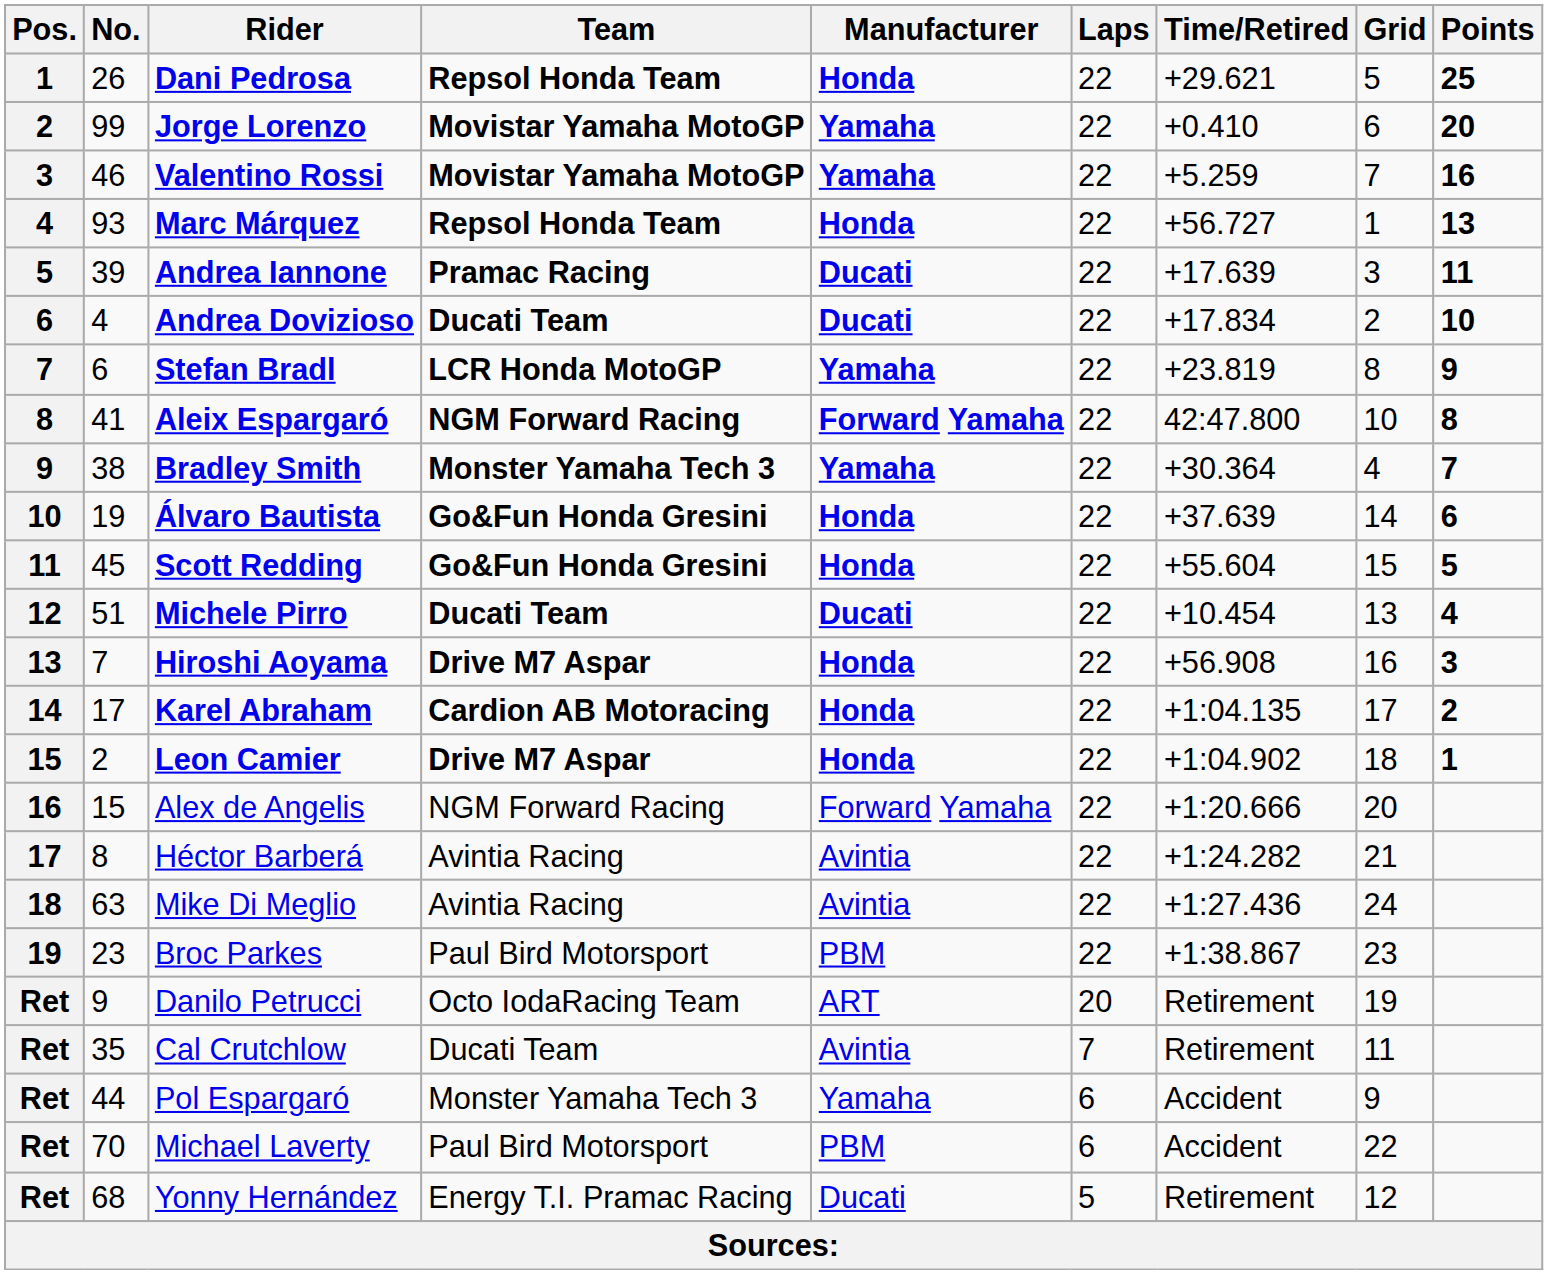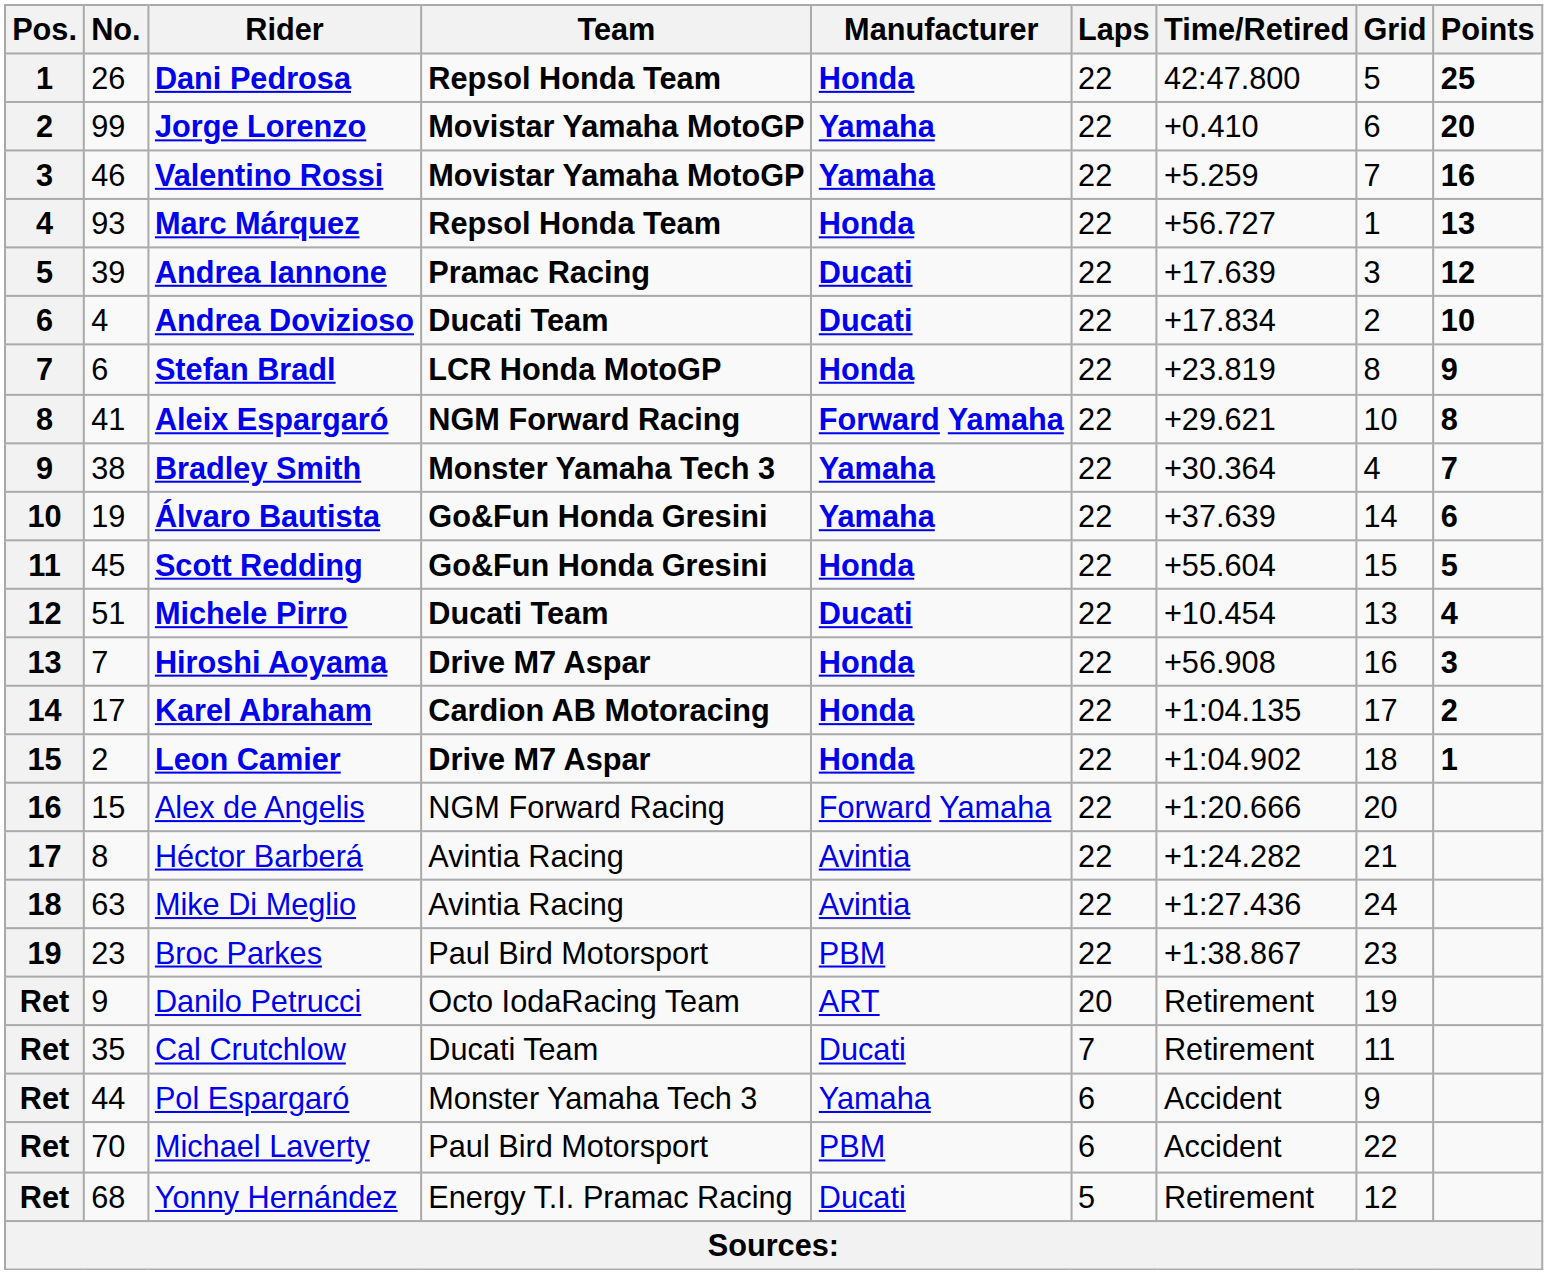(1220, 78) +29.621 -> (1232, 78) 42:47.800
(1457, 273) 11 -> (1458, 273) 12
(877, 370) Yamaha -> (867, 370) Honda
(1232, 418) 42:47.800 -> (1220, 418) +29.621
(867, 516) Honda -> (877, 516) Yamaha
(865, 1050) Avintia -> (862, 1050) Ducati
